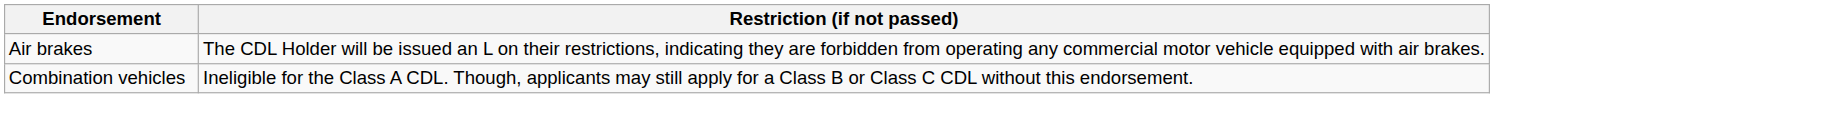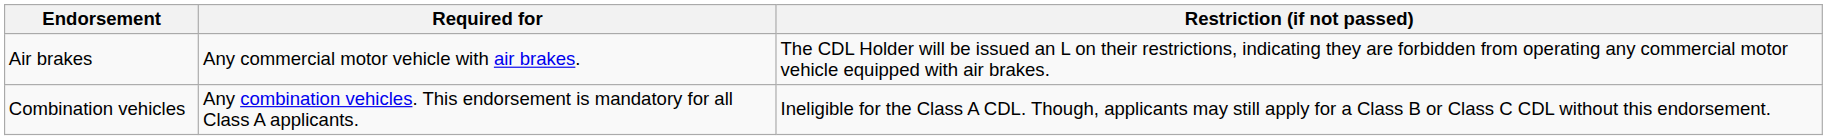+ column: (487, 19)
